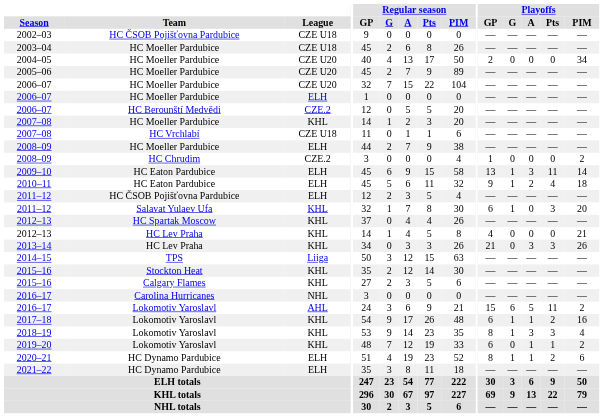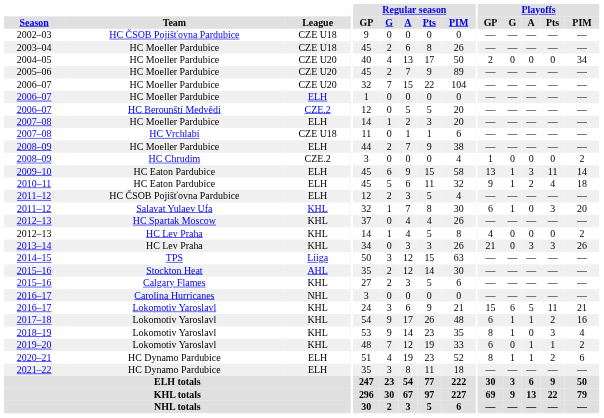(318, 121) KHL -> (318, 121) ELH
(582, 233) 21 -> (582, 233) 2
(318, 270) KHL -> (318, 270) AHL
(318, 307) AHL -> (318, 307) KHL
(582, 307) 2 -> (582, 307) 21
(531, 332) 3 -> (531, 332) 0
